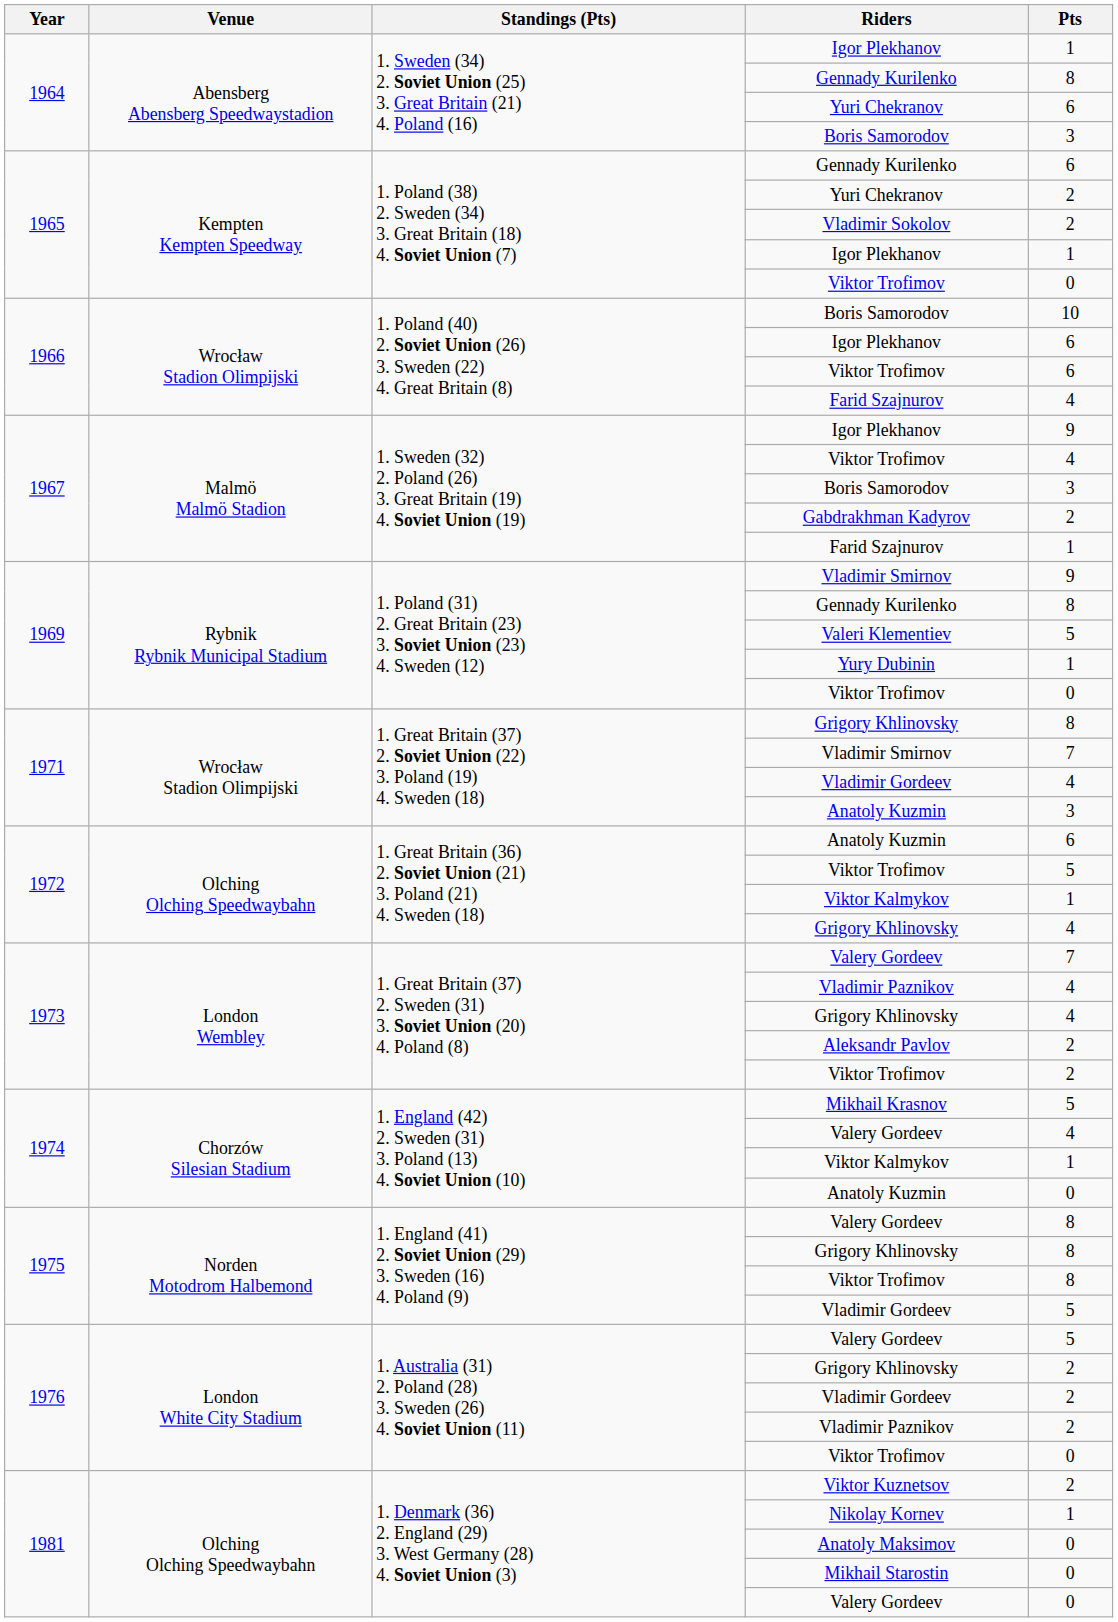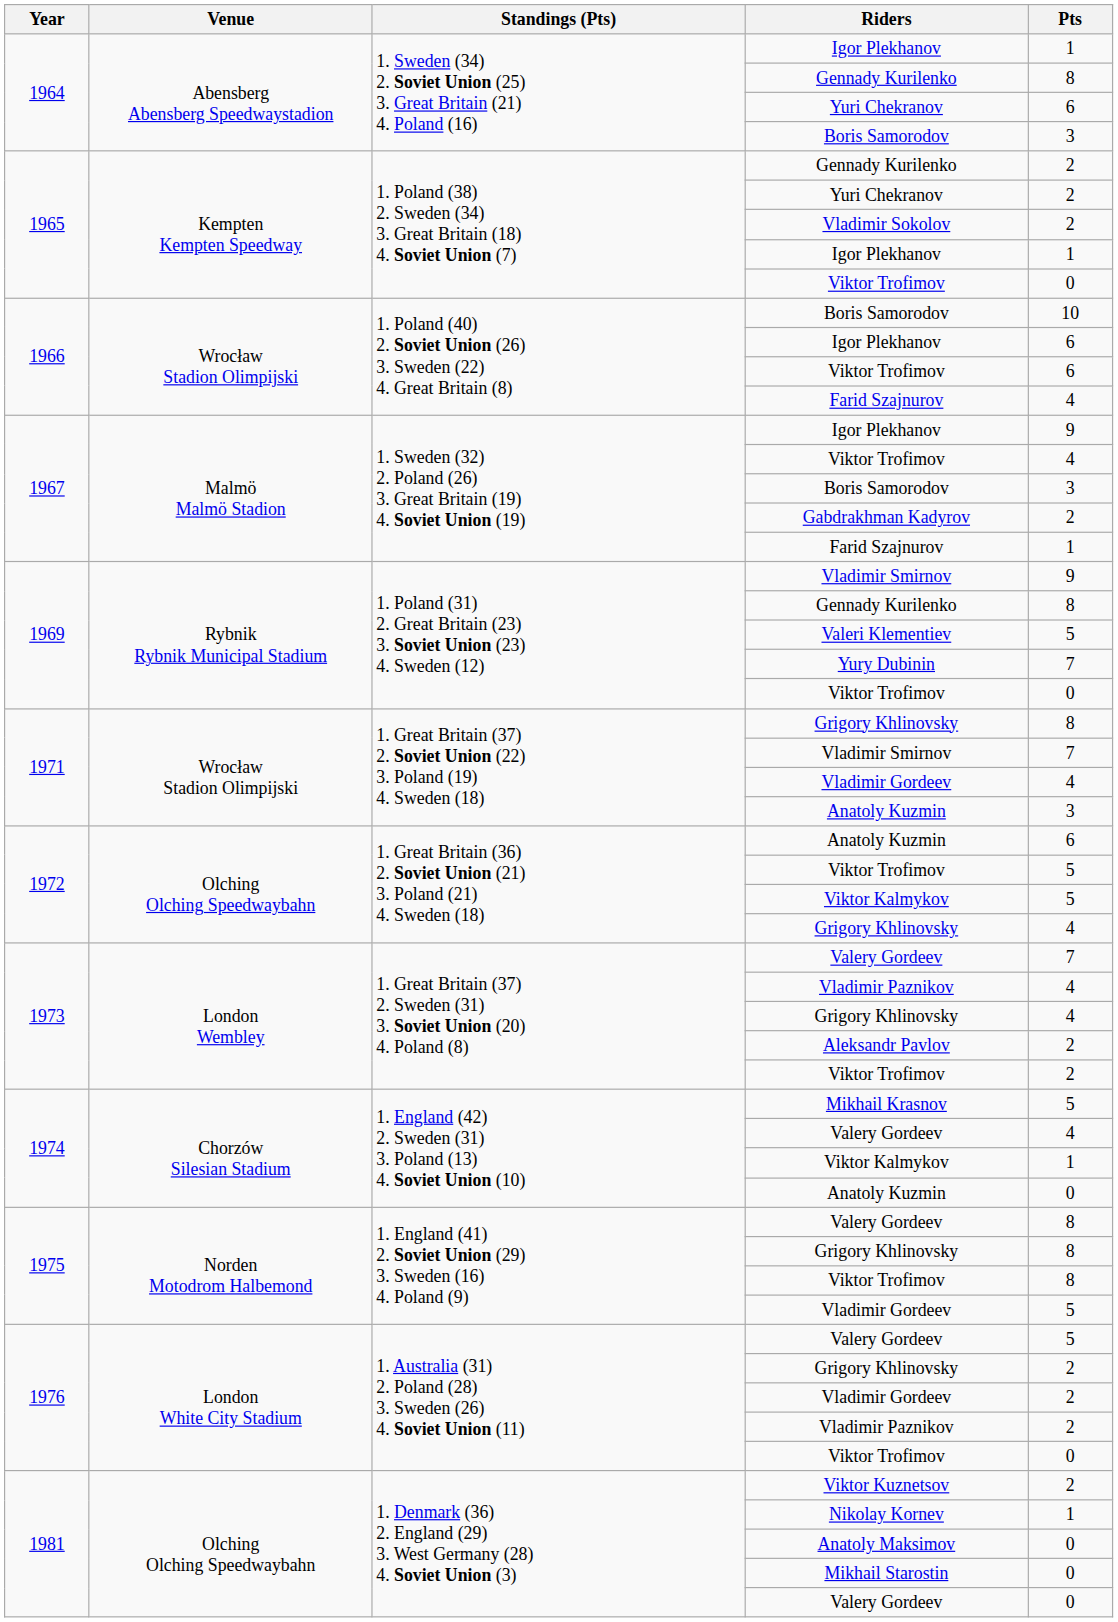(1070, 165) 6 -> (1070, 165) 2
(1070, 664) 1 -> (1070, 664) 7
(1070, 899) 1 -> (1070, 899) 5
